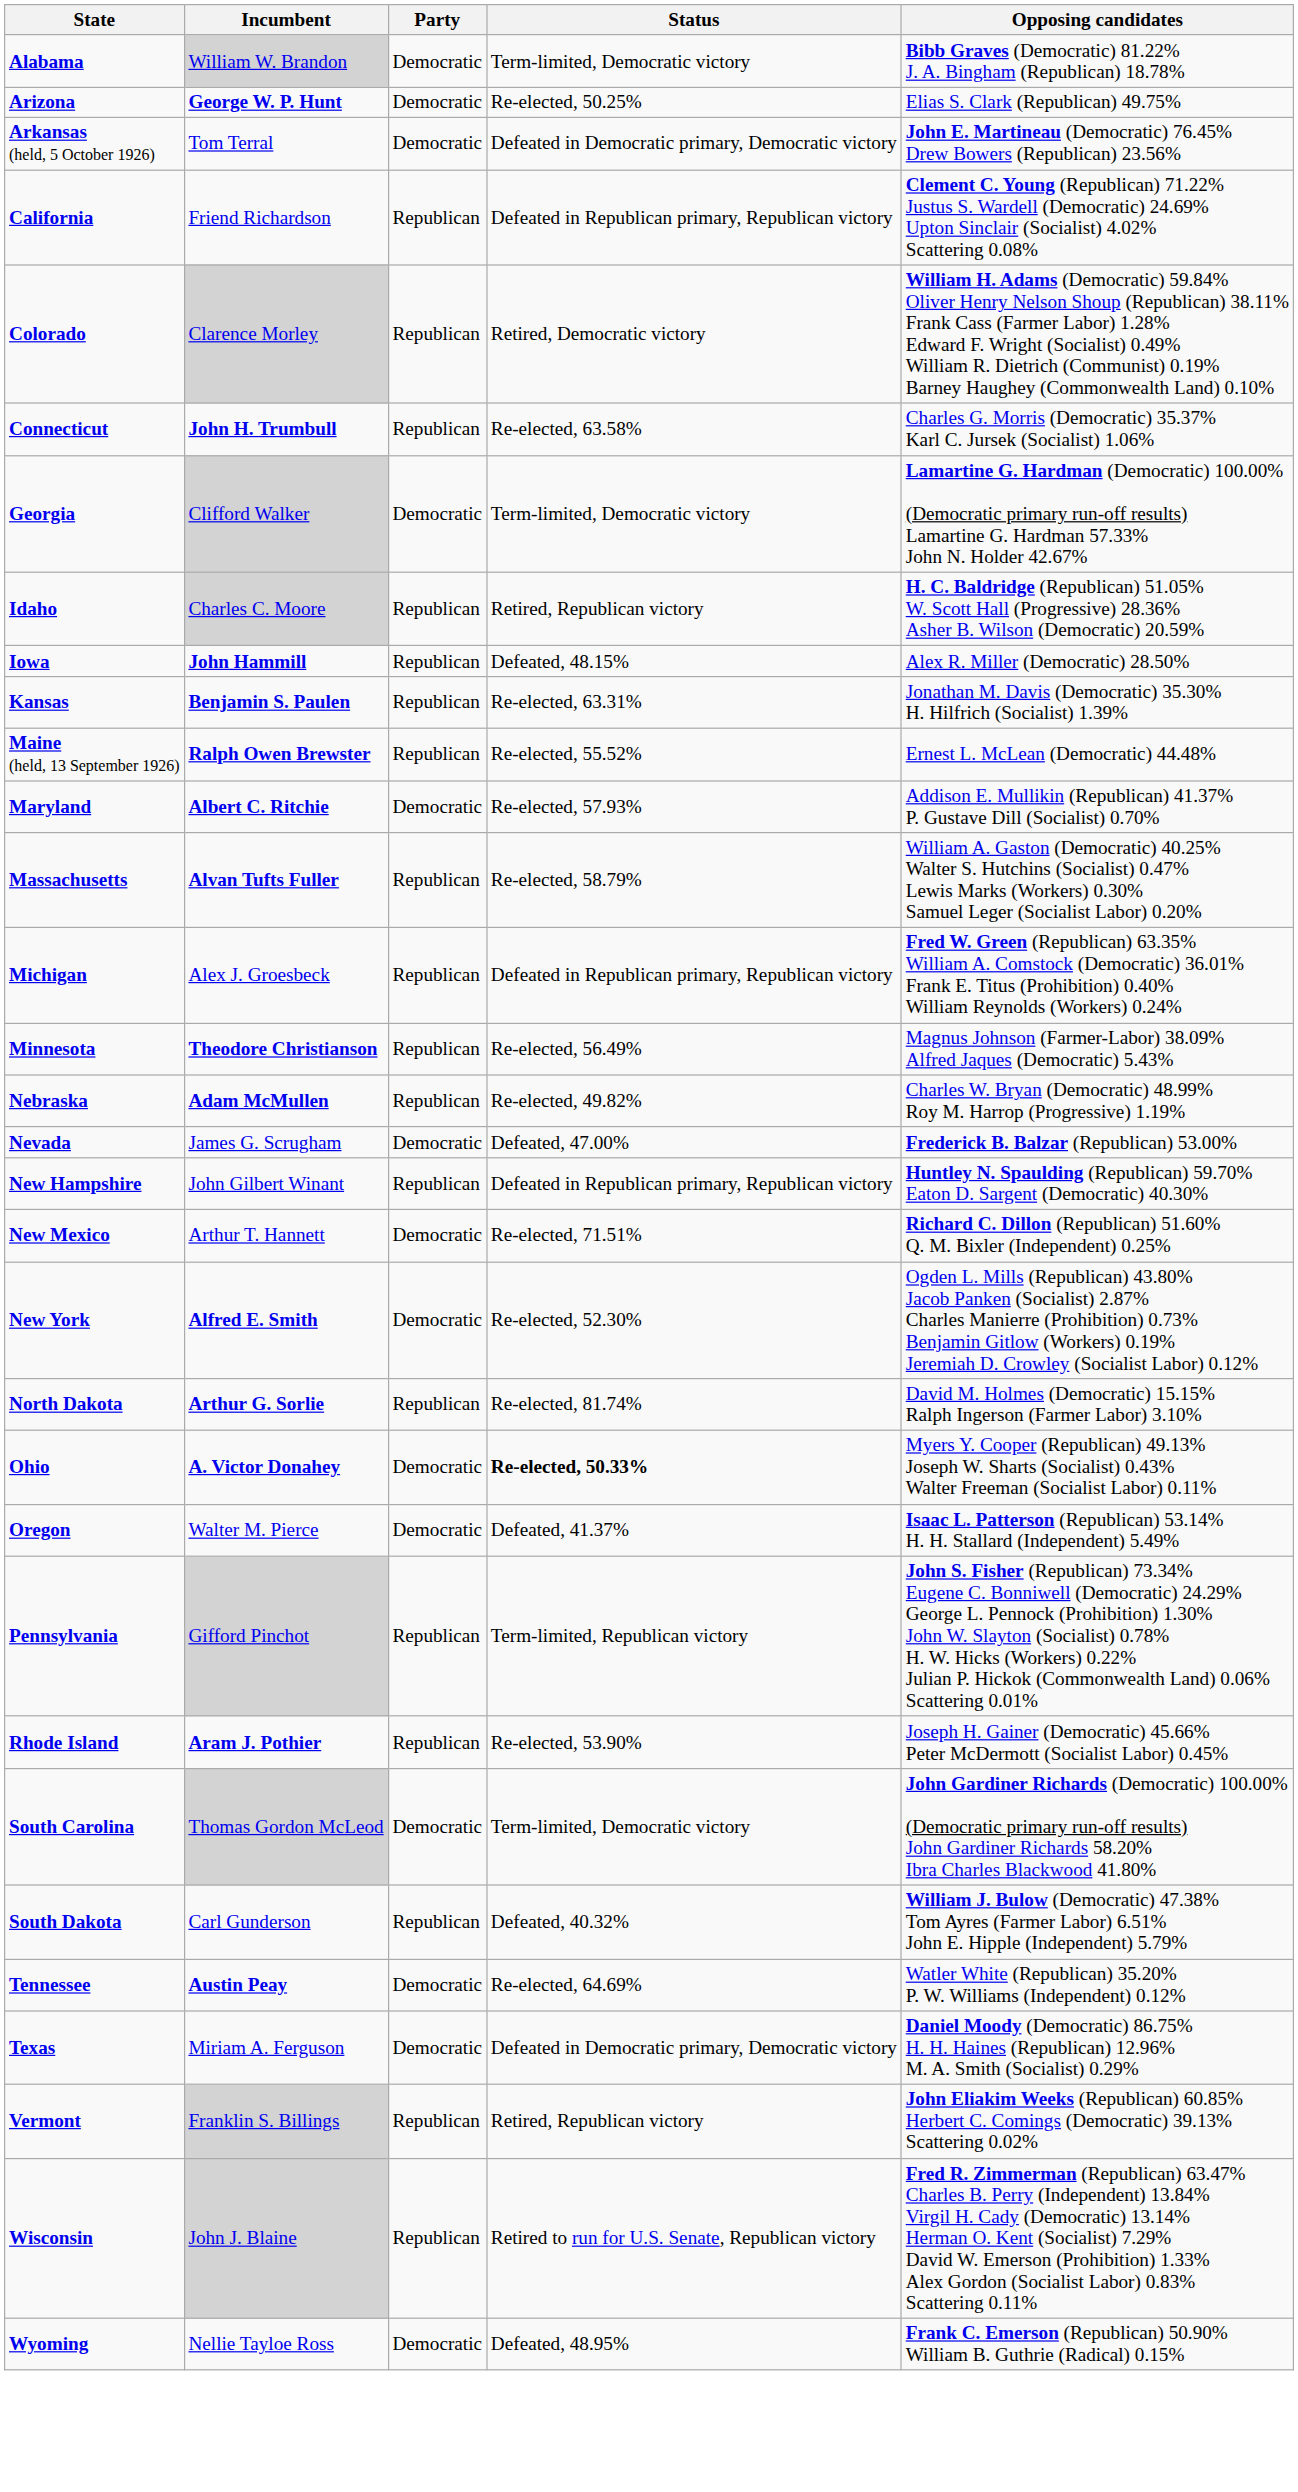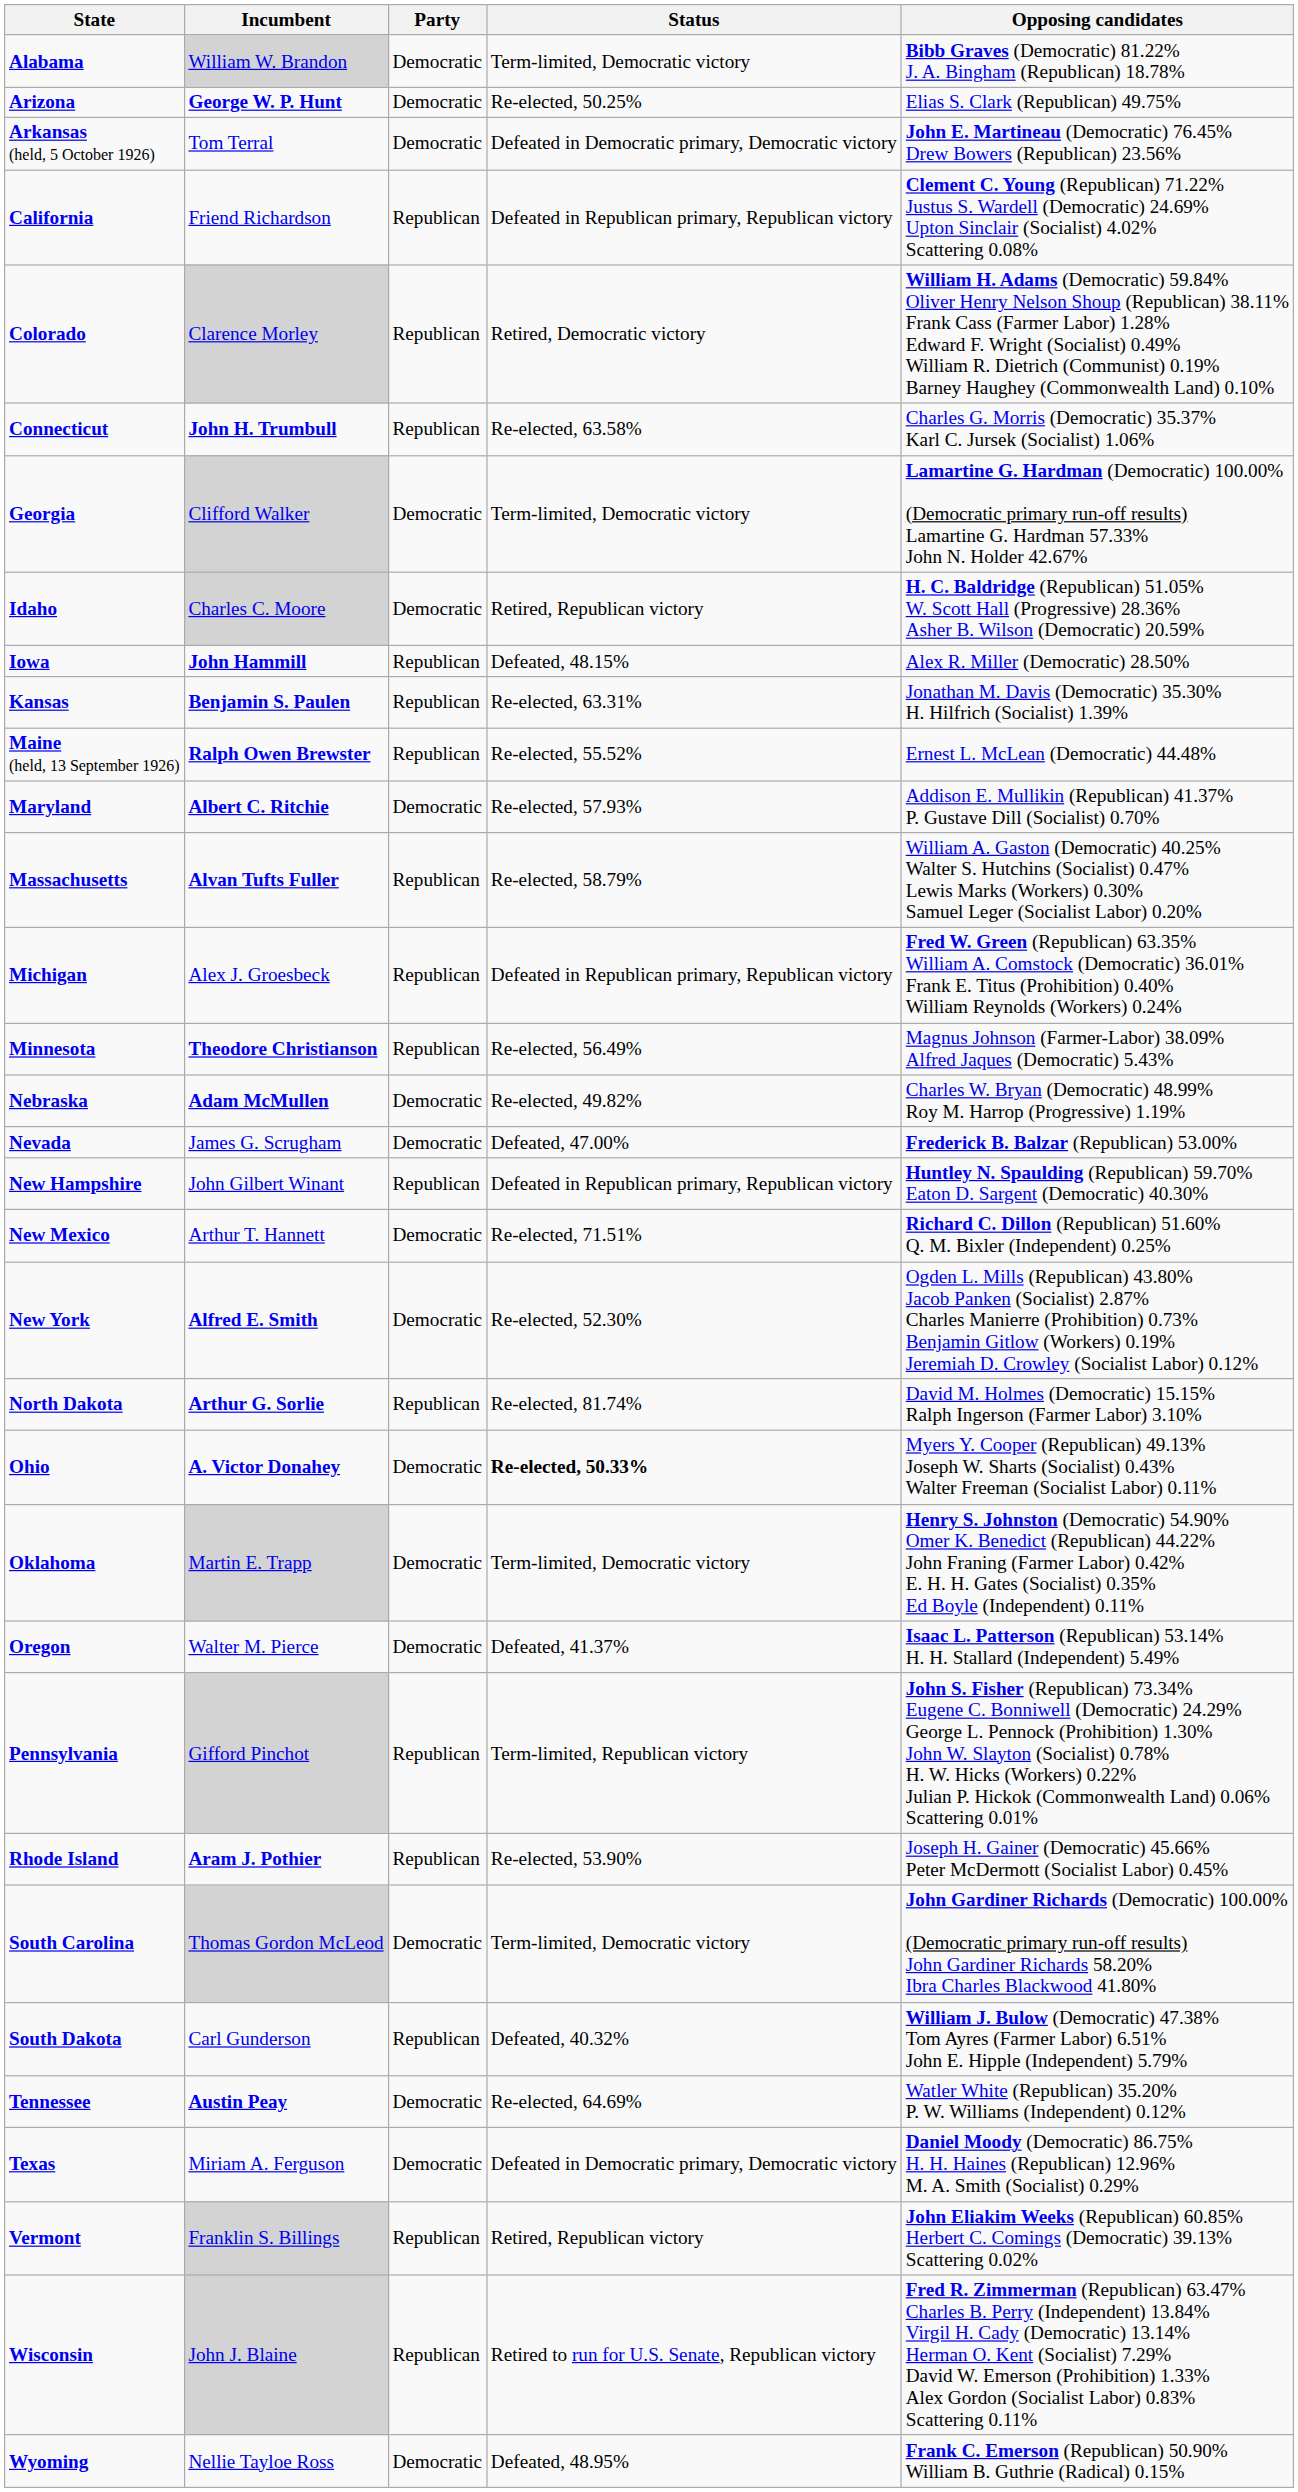(436, 608) Republican -> (437, 608) Democratic
(436, 1100) Republican -> (437, 1100) Democratic
+ row: (52, 1562)
